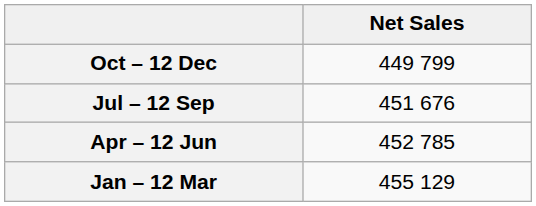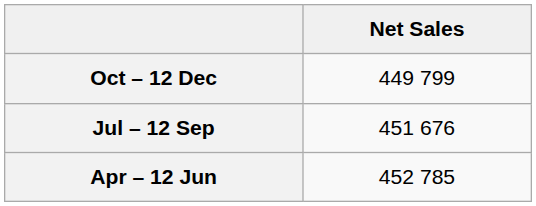- row: (154, 181)
